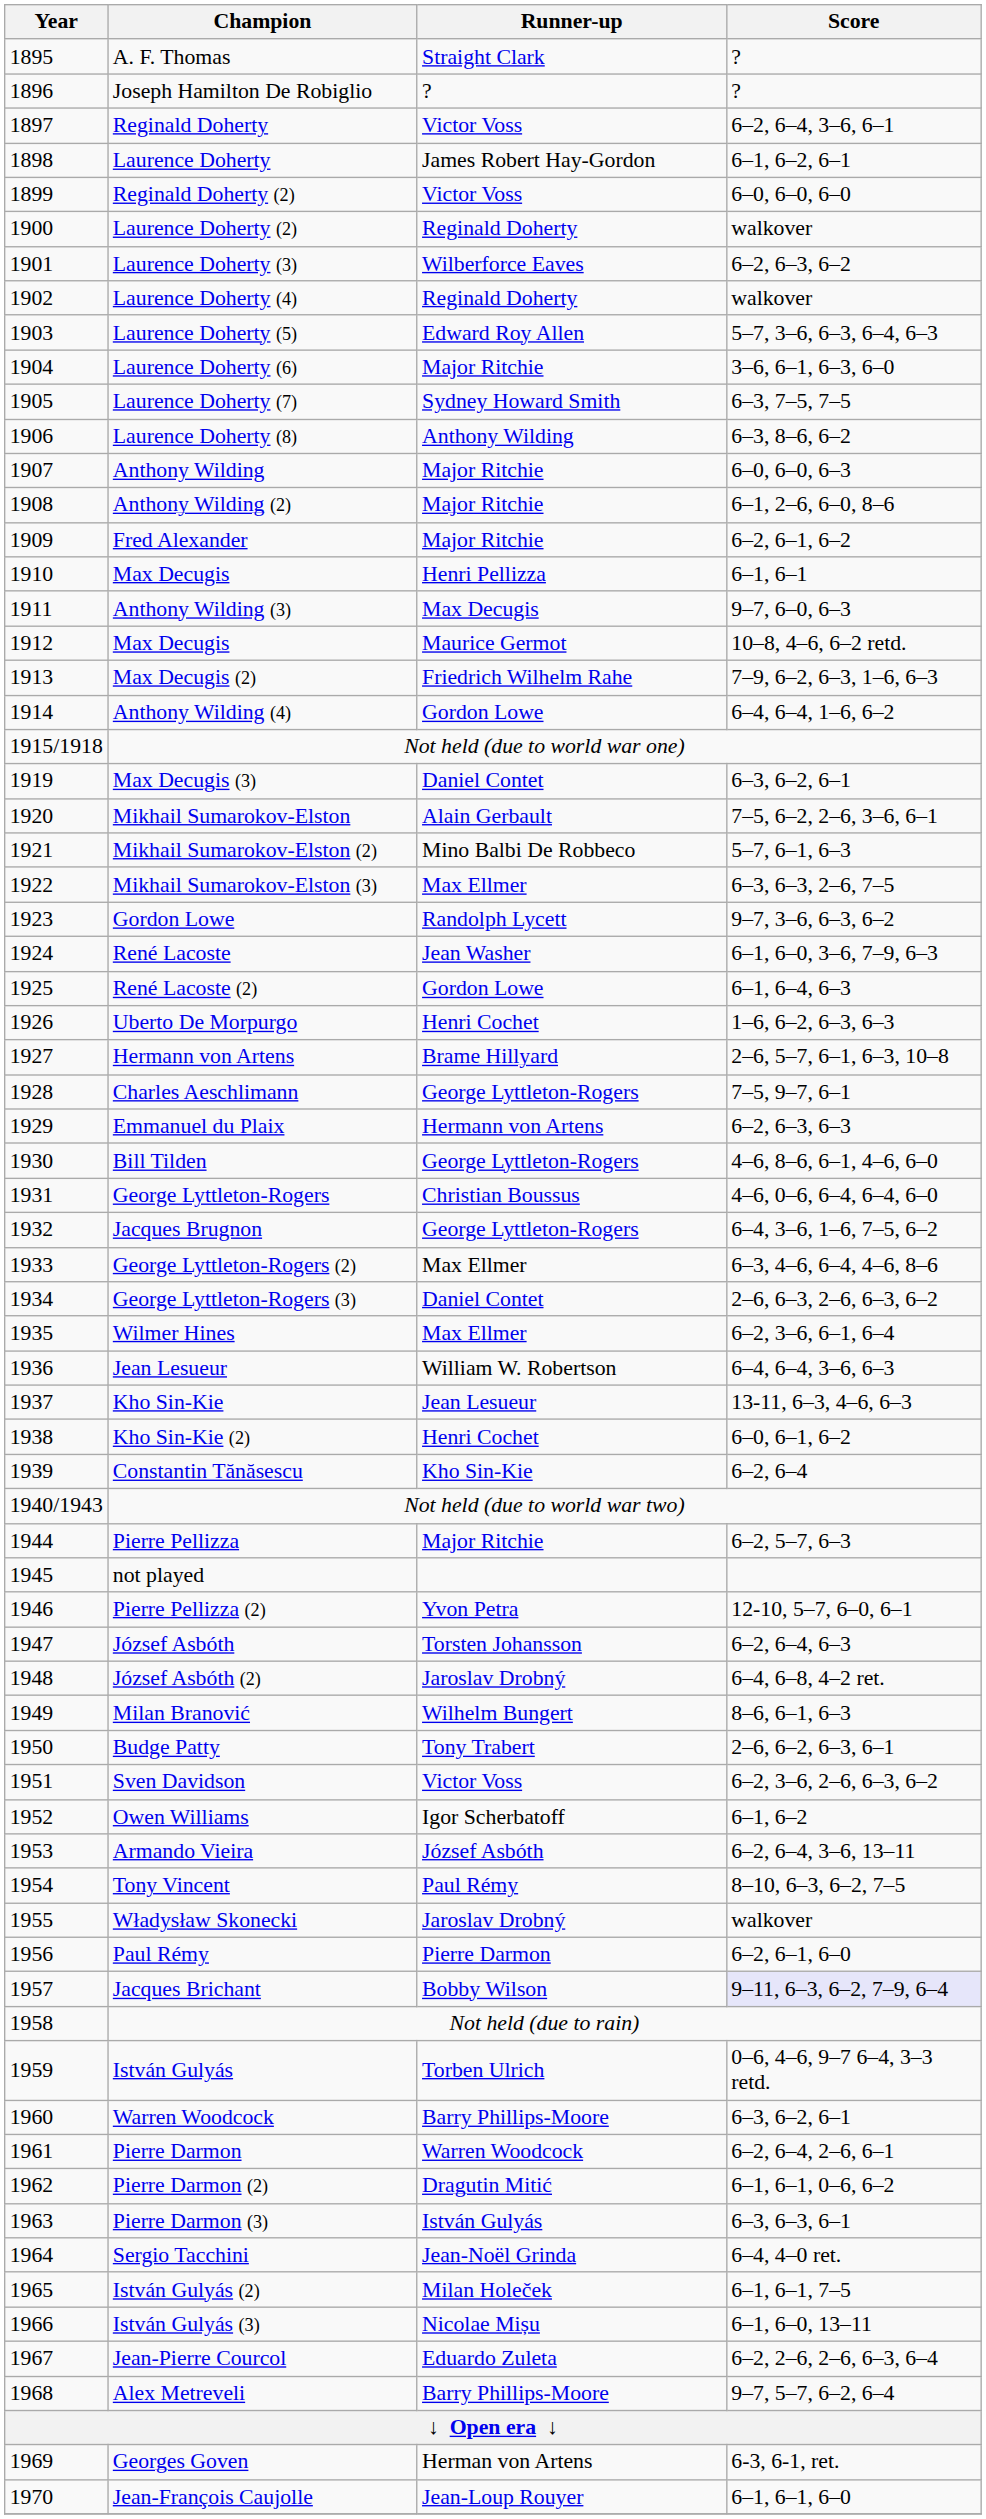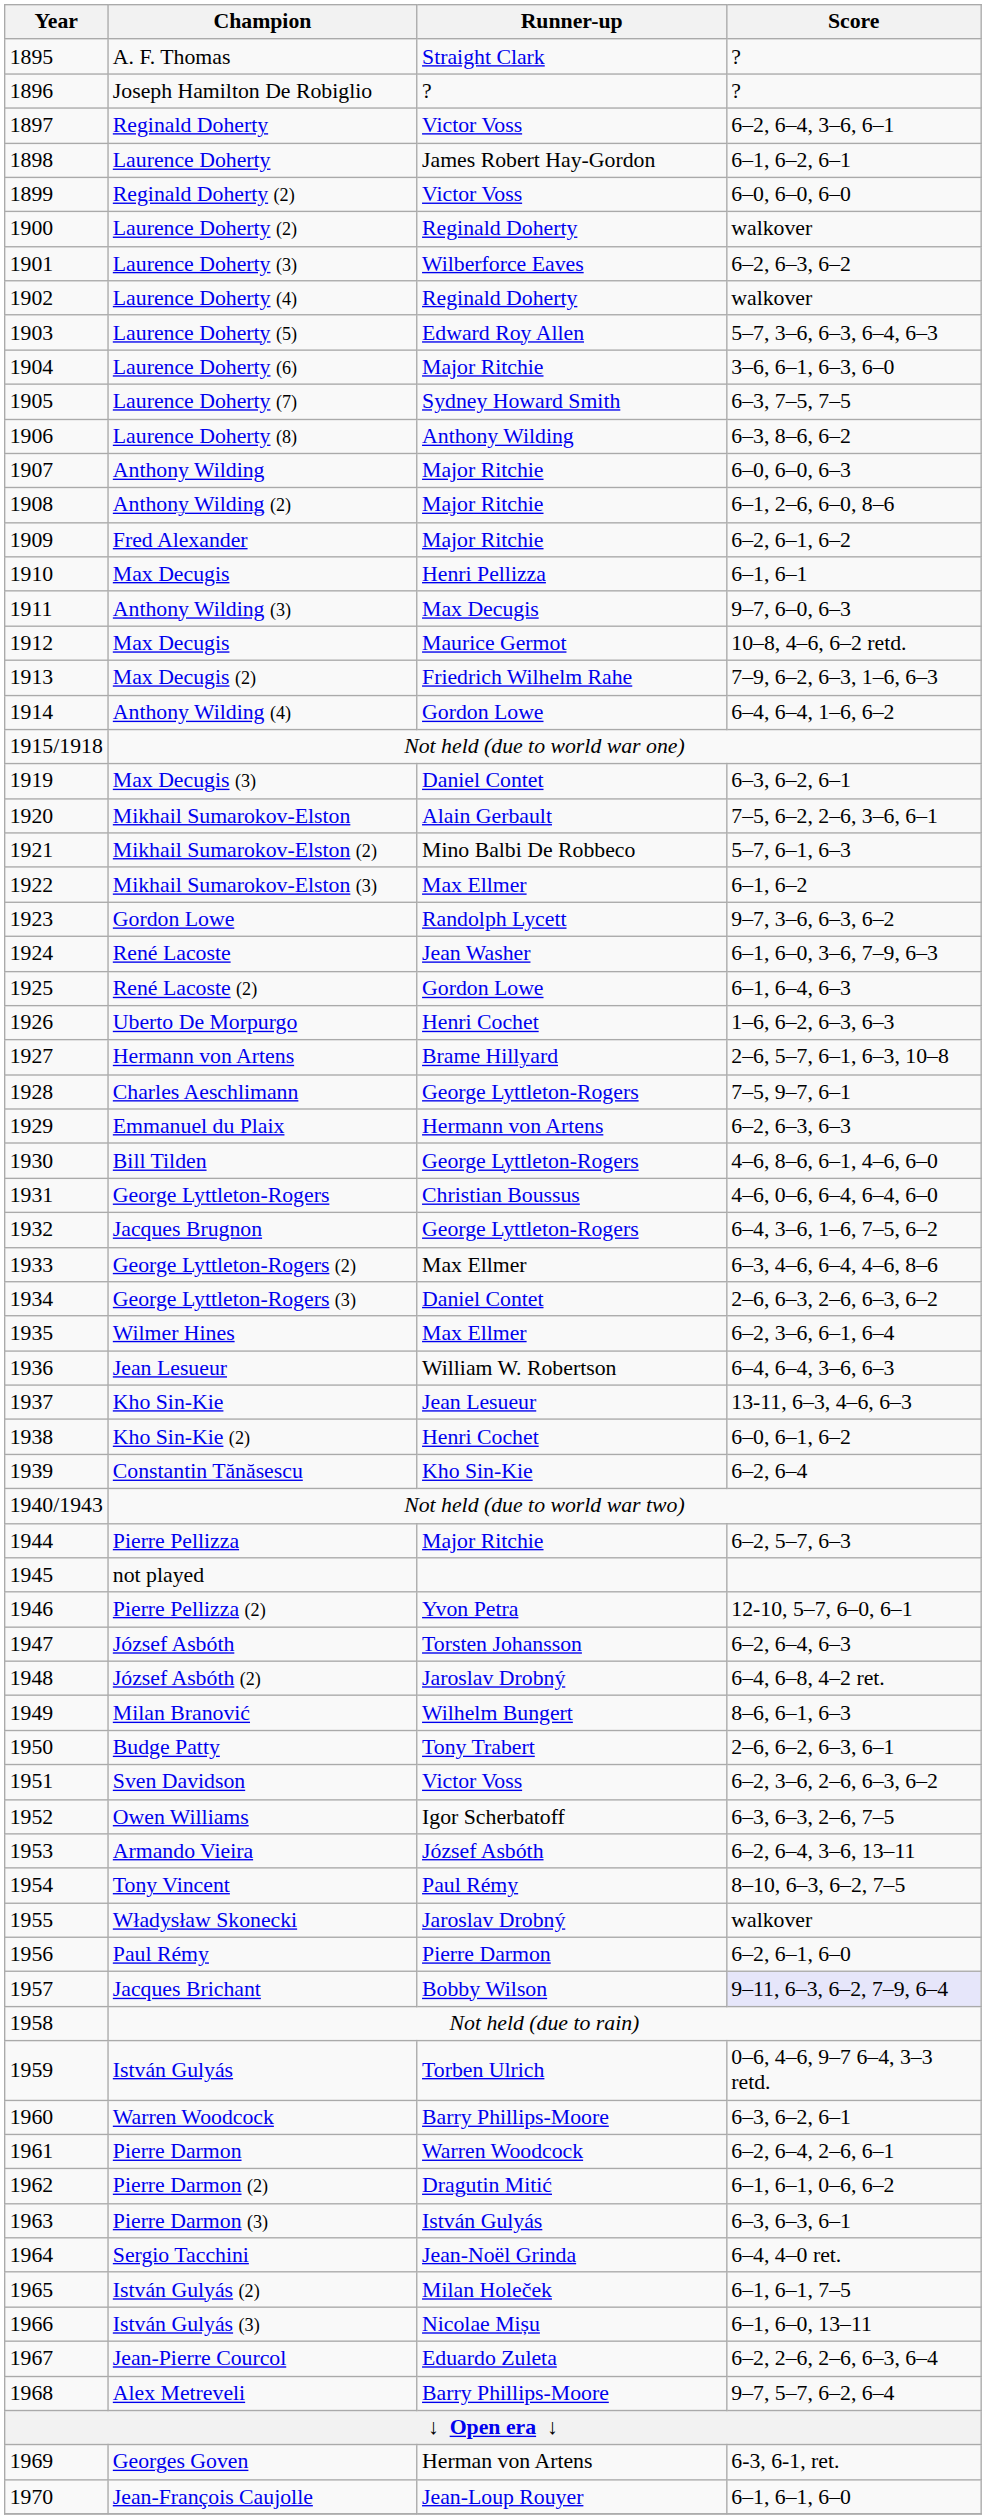(813, 884) 6–3, 6–3, 2–6, 7–5 -> (769, 884) 6–1, 6–2
(769, 1816) 6–1, 6–2 -> (813, 1816) 6–3, 6–3, 2–6, 7–5
